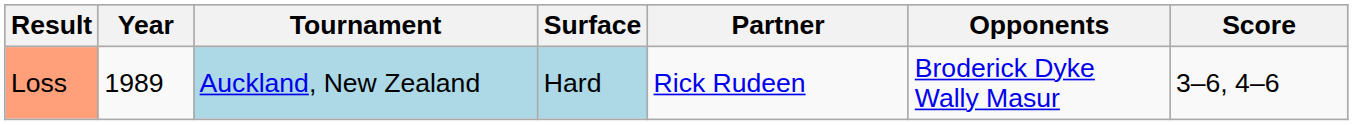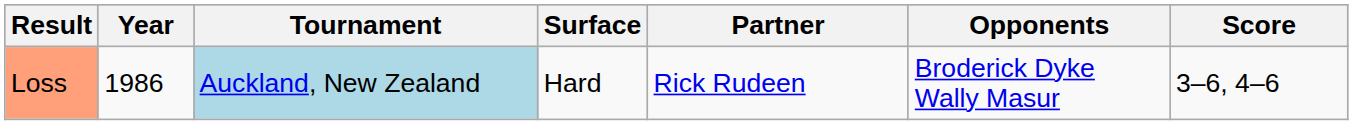(134, 82) 1989 -> (134, 82) 1986
(573, 82) lightblue background -> (573, 82) no background
